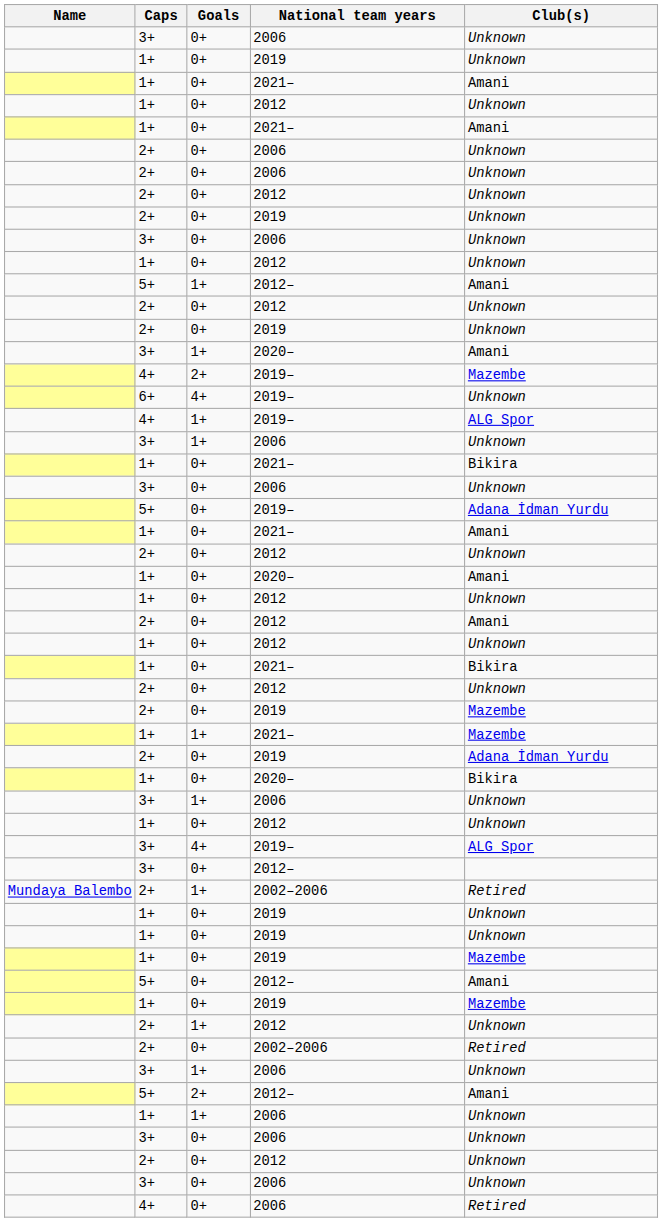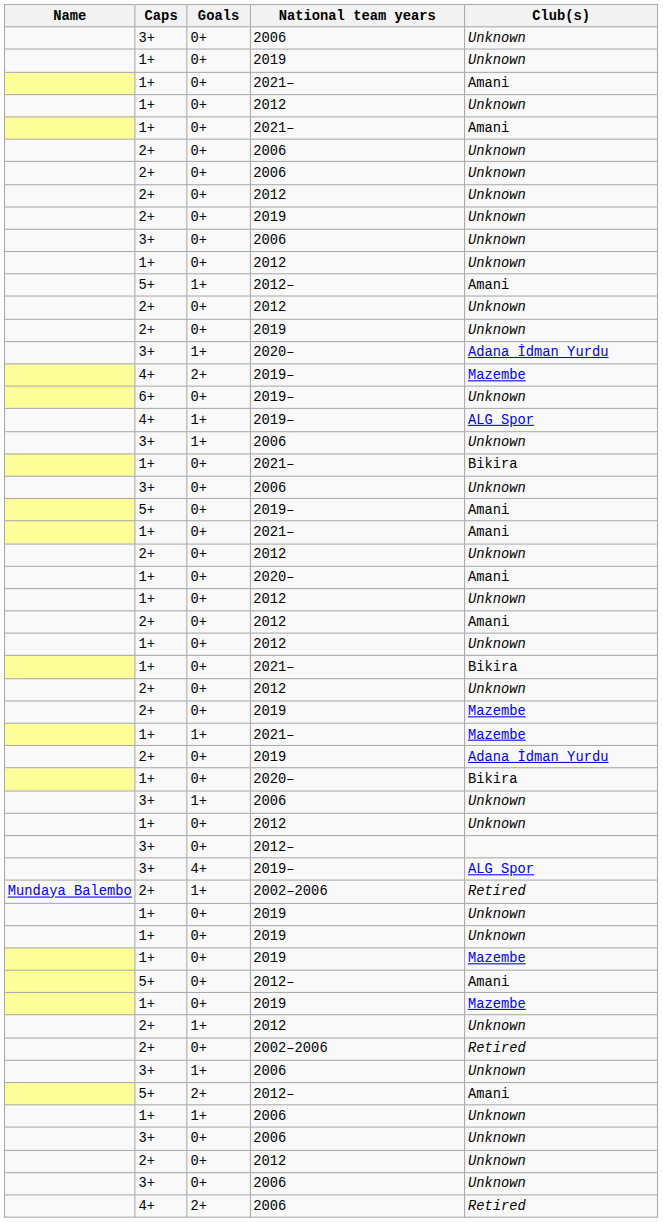(489, 353) Amani -> (538, 353) Adana İdman Yurdu
(199, 398) 4+ -> (199, 398) 0+
(538, 510) Adana İdman Yurdu -> (489, 510) Amani
rows swapped: (147, 847) <-> (147, 869)
(199, 1206) 0+ -> (199, 1206) 2+
